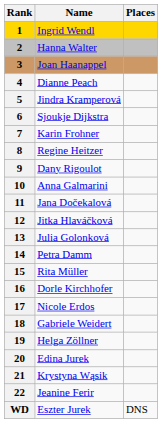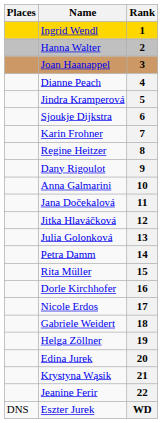columns swapped: (20, 13) <-> (140, 13)
